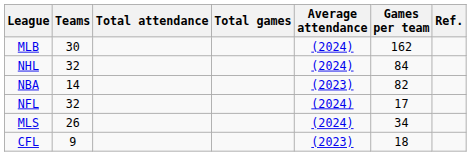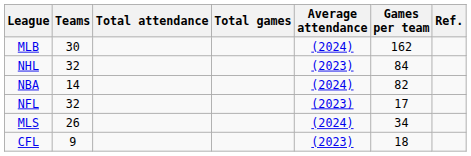(332, 66) (2024) -> (332, 66) (2023)
(332, 85) (2023) -> (332, 85) (2024)
(332, 104) (2024) -> (332, 104) (2023)
